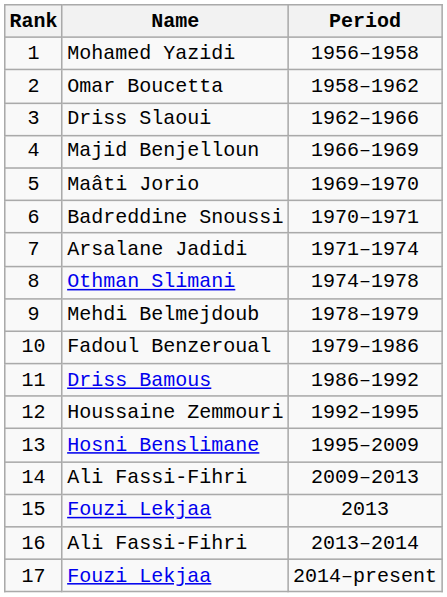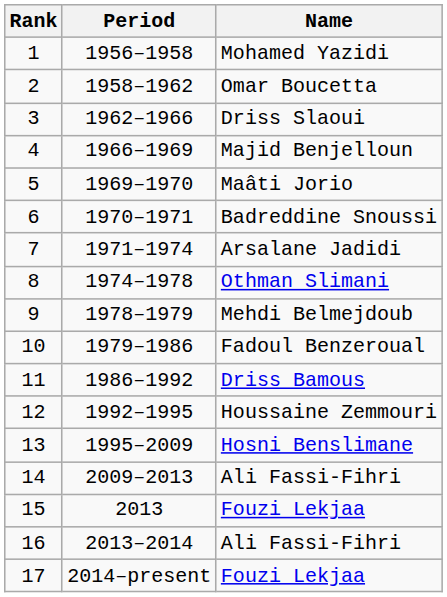columns swapped: (175, 21) <-> (365, 21)
